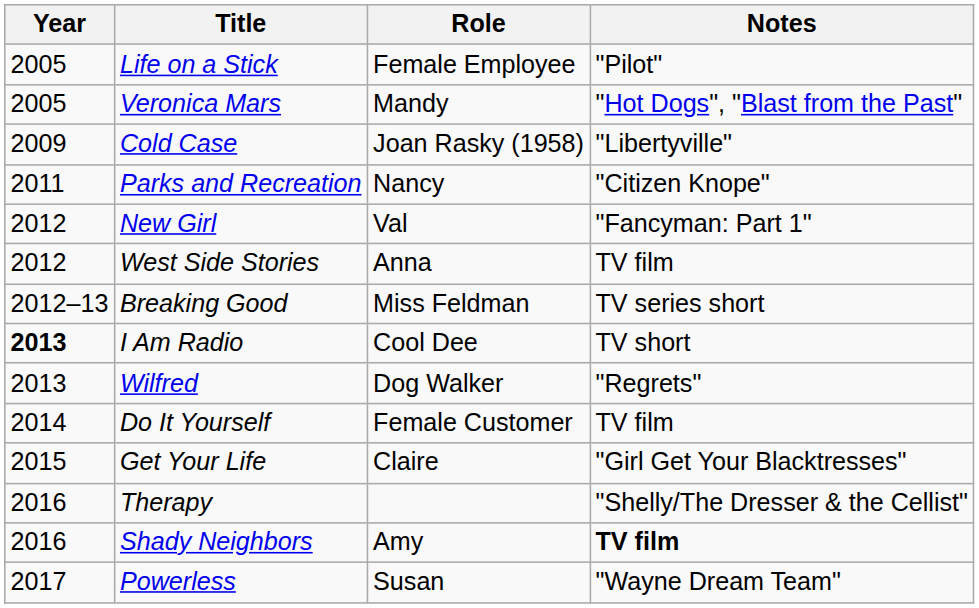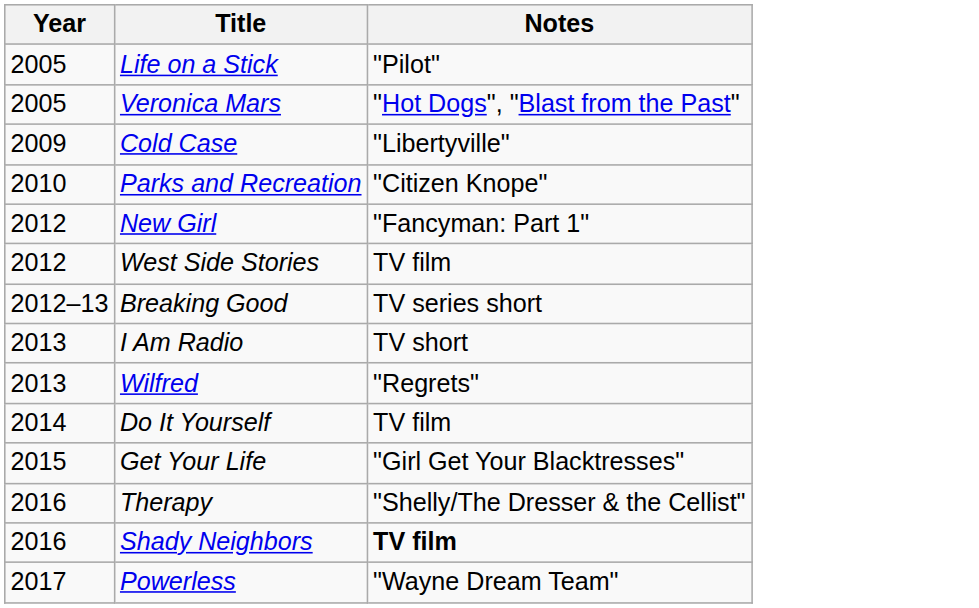- column: (479, 24)
(38, 183) 2011 -> (39, 183) 2010
(39, 343) bold -> (39, 343) normal
